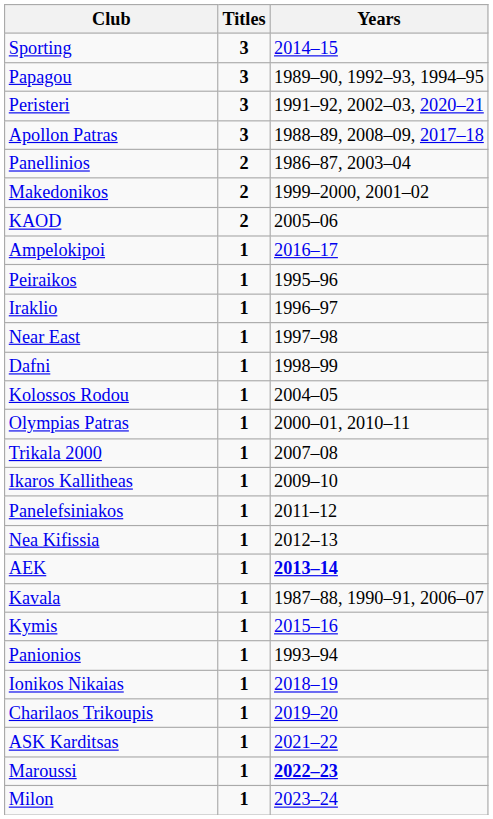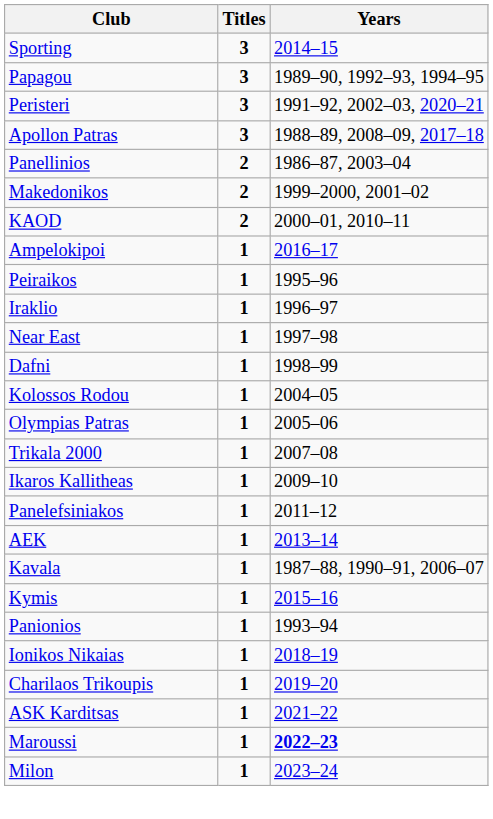(306, 221) 2005–06 -> (342, 221) 2000–01, 2010–11
(342, 423) 2000–01, 2010–11 -> (306, 423) 2005–06
- row: (54, 539)
(306, 568) bold -> (306, 539) normal
